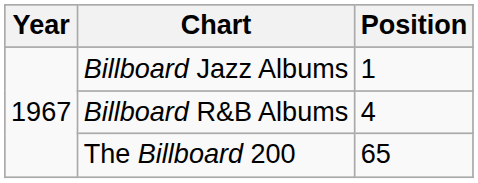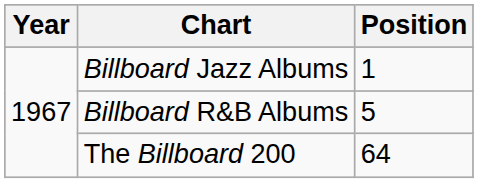(368, 111) 4 -> (368, 111) 5
(376, 154) 65 -> (376, 154) 64
